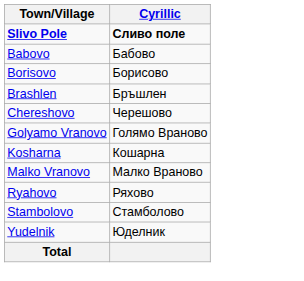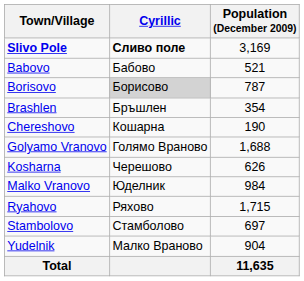+ column: (255, 21)
(140, 73) no background -> (140, 87) lightgrey background
(142, 113) Черешово -> (138, 127) Кошарна
(138, 152) Кошарна -> (142, 166) Черешово
(158, 172) Малко Враново -> (139, 186) Юделник
(139, 232) Юделник -> (158, 246) Малко Враново
